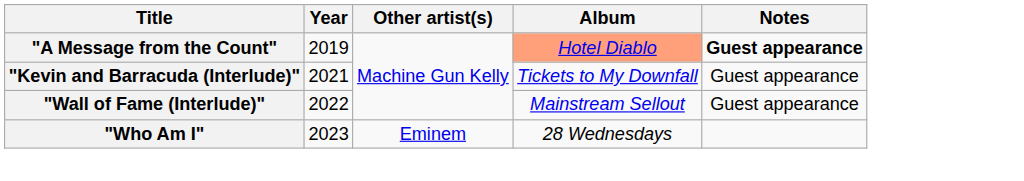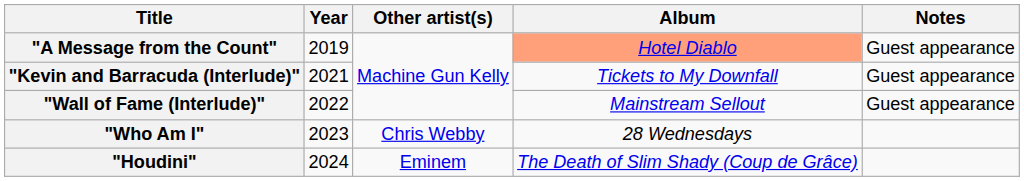(785, 47) bold -> (941, 47) normal
(433, 133) Eminem -> (433, 133) Chris Webby
+ row: (154, 162)
